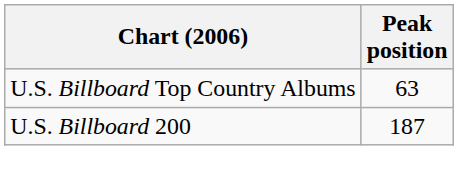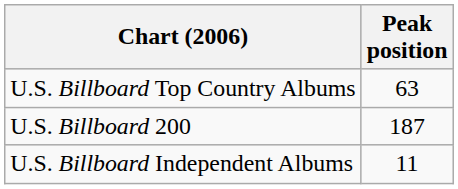+ row: (182, 163)
